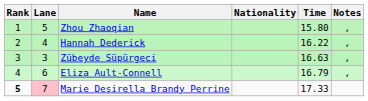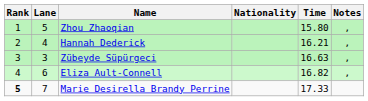(315, 42) 16.22 -> (315, 42) 16.21
(315, 73) 16.79 -> (315, 73) 16.82
(45, 88) pink background -> (45, 88) no background
